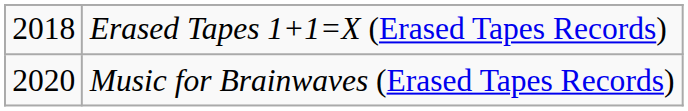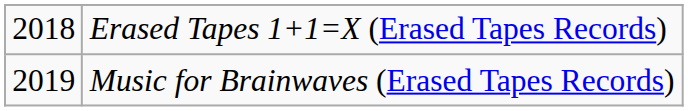(44, 79) 2020 -> (44, 79) 2019
